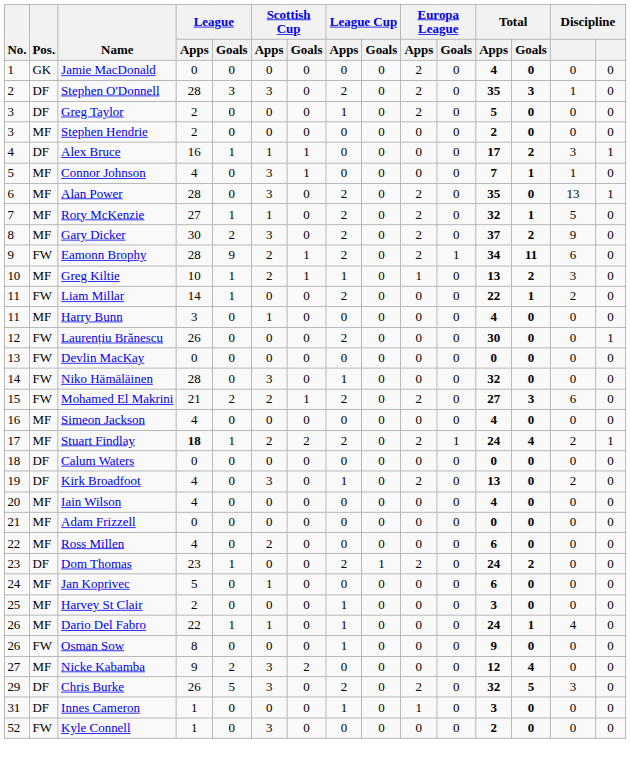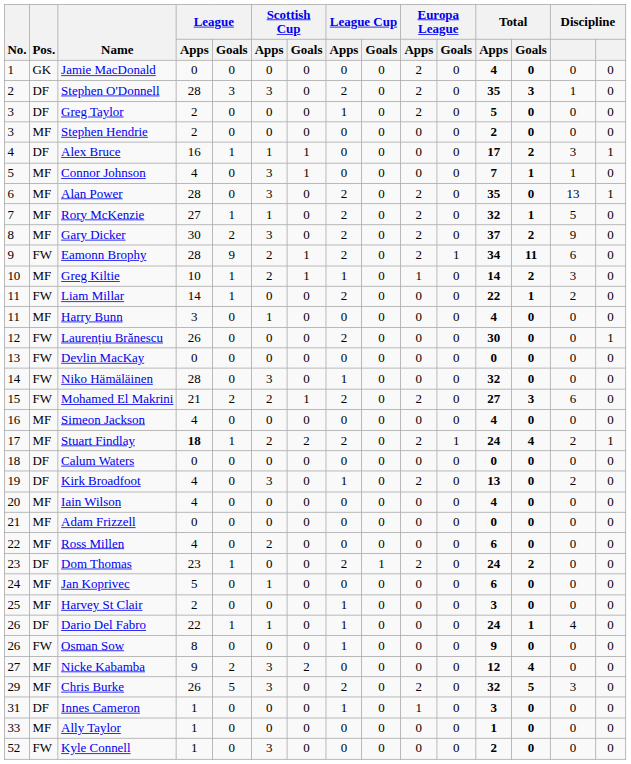(494, 276) 13 -> (494, 276) 14
(42, 625) MF -> (41, 625) DF
(41, 687) DF -> (42, 687) MF
+ row: (91, 728)
